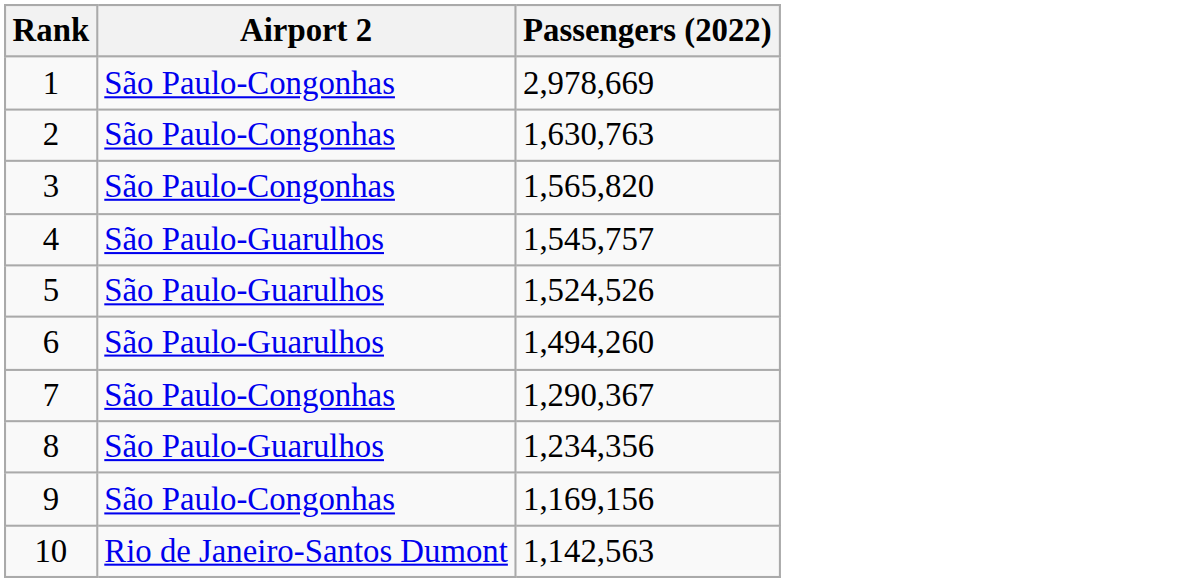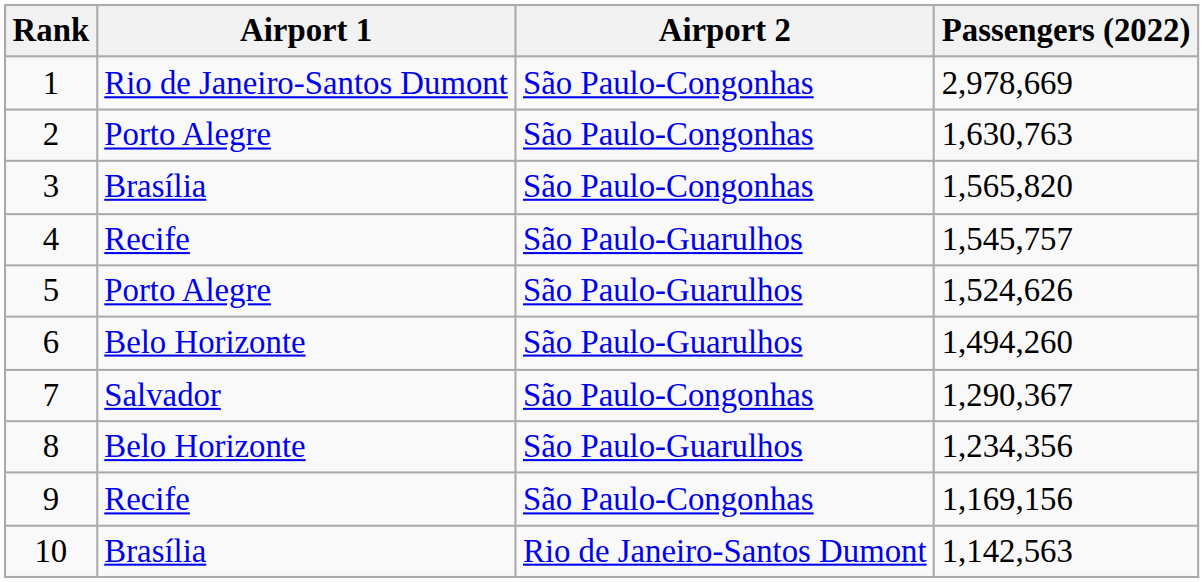+ column: (306, 30)
(589, 290) 1,524,526 -> (1007, 290) 1,524,626
